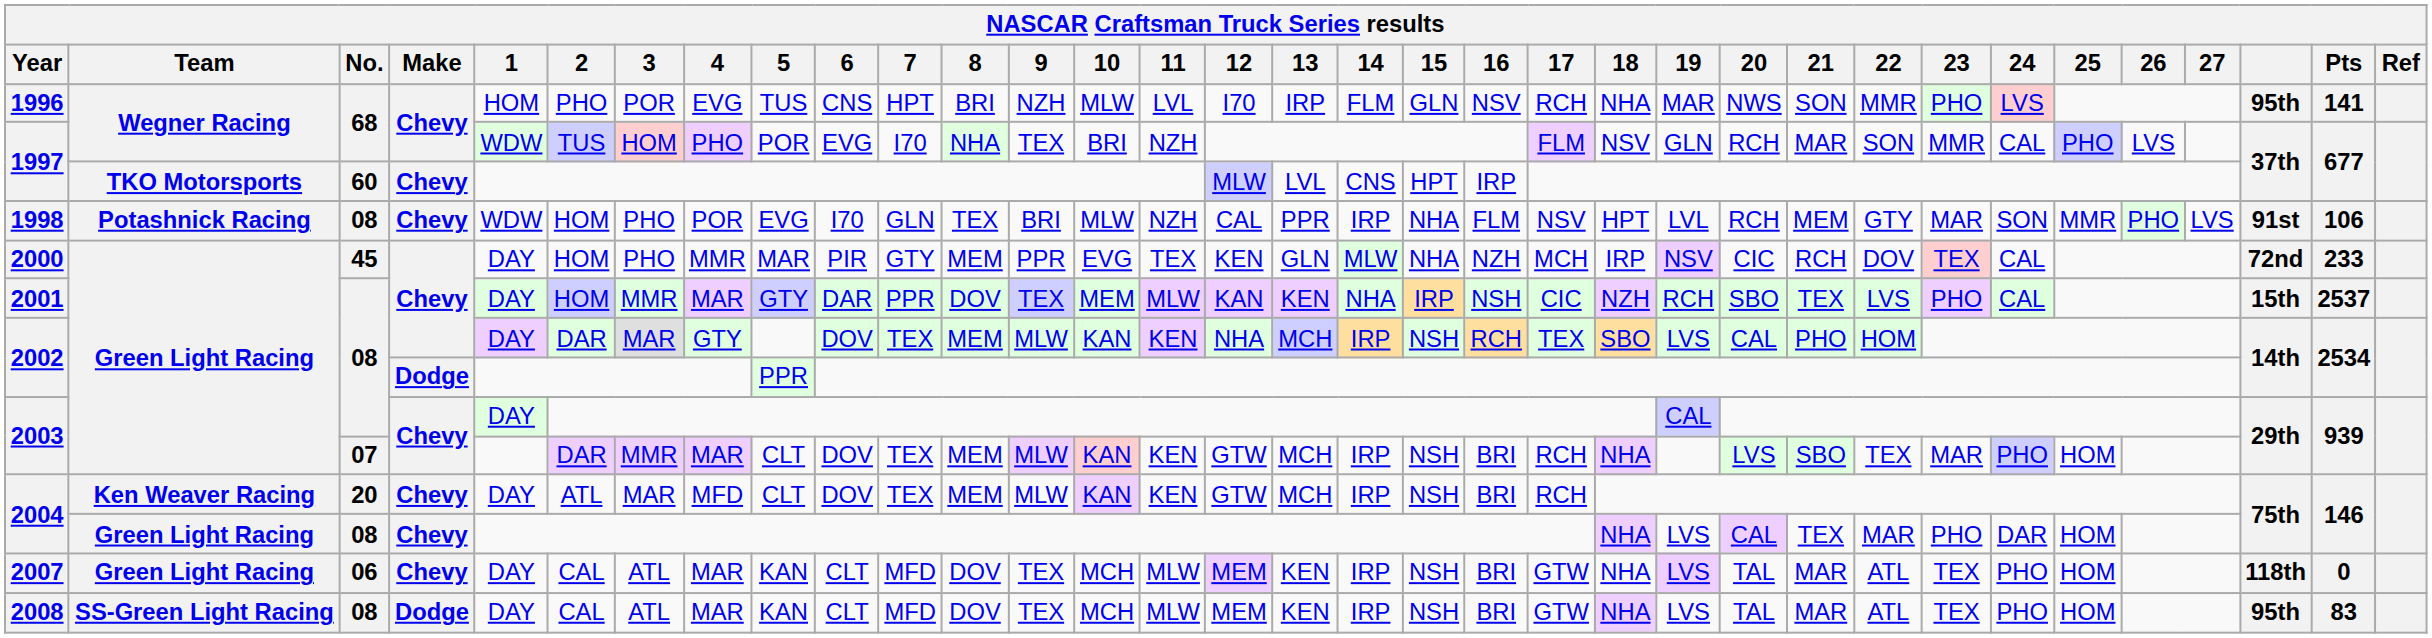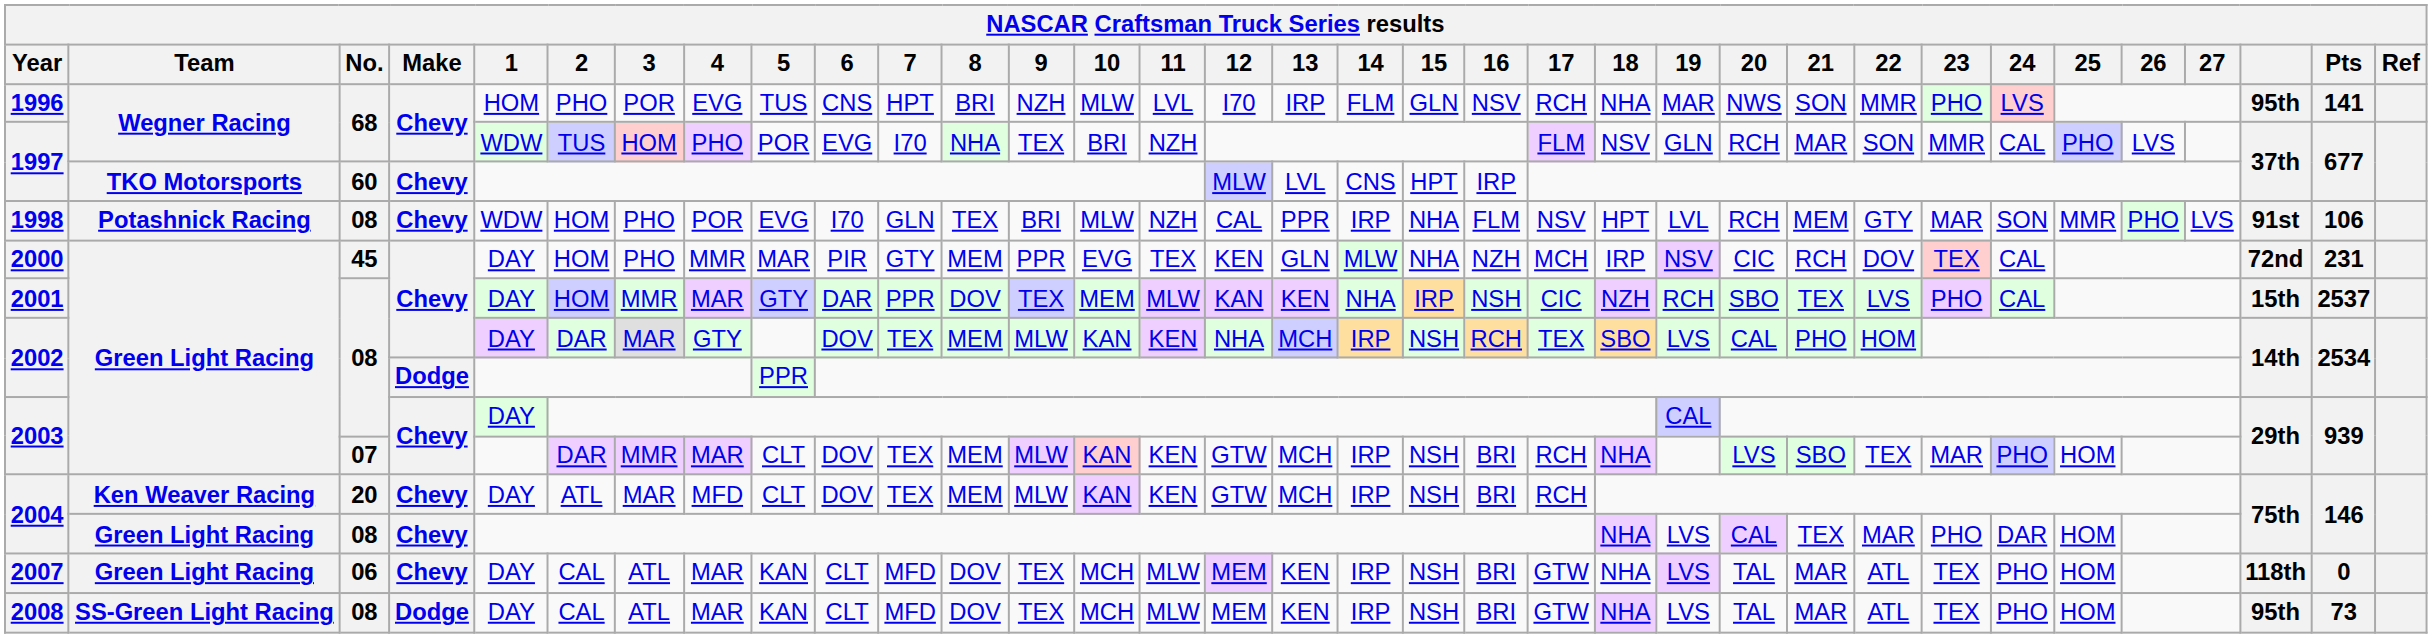(2344, 260) 233 -> (2344, 260) 231
(2344, 612) 83 -> (2344, 612) 73
